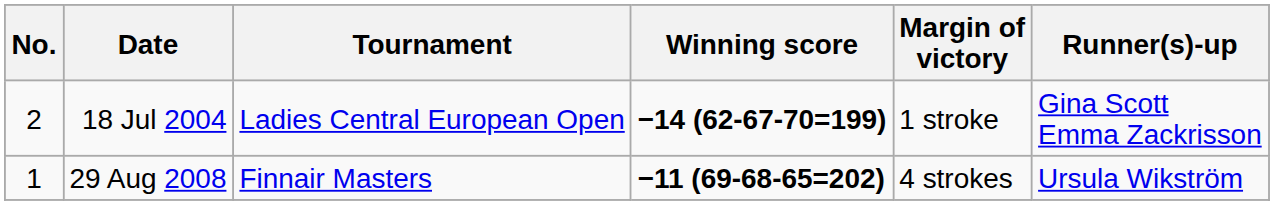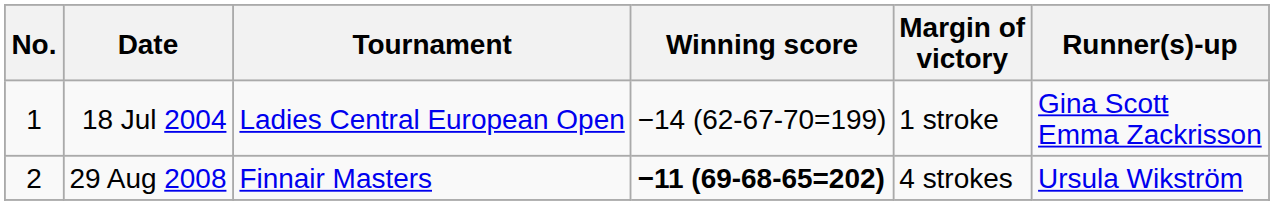(34, 118) 2 -> (34, 118) 1
(762, 118) bold -> (762, 118) normal
(34, 178) 1 -> (34, 178) 2
